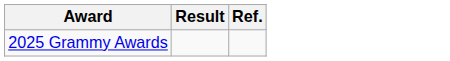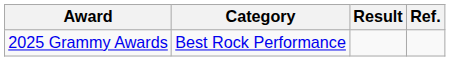+ column: (261, 17)
